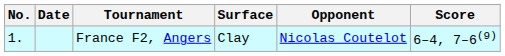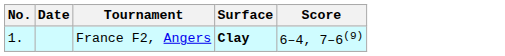- column: (343, 15)
(234, 39) normal -> (234, 39) bold
